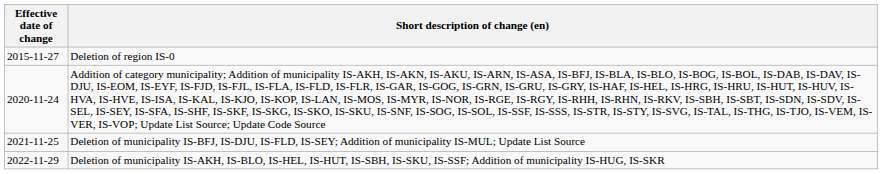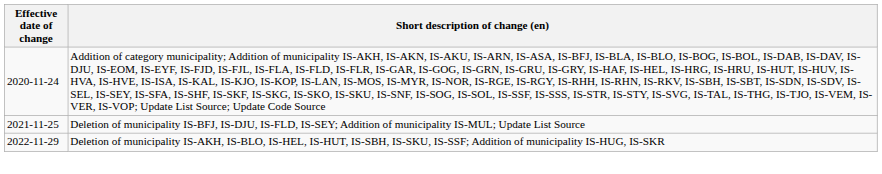- row: (122, 56)
